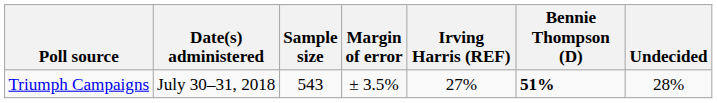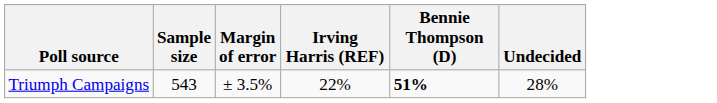- column: (216, 46)
(461, 83) 27% -> (335, 83) 22%
